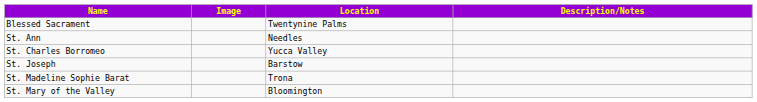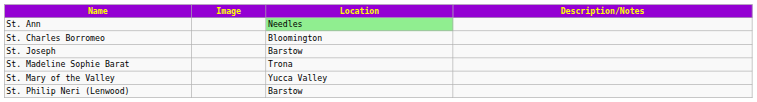- row: (48, 24)
(285, 38) no background -> (285, 24) lightgreen background
(298, 51) Yucca Valley -> (295, 38) Bloomington
(295, 91) Bloomington -> (298, 78) Yucca Valley
+ row: (68, 91)
